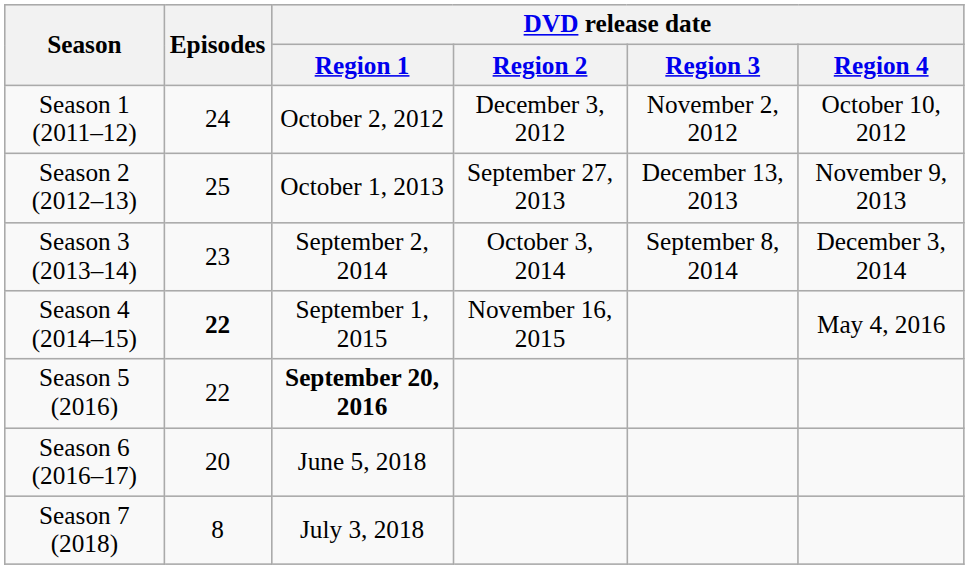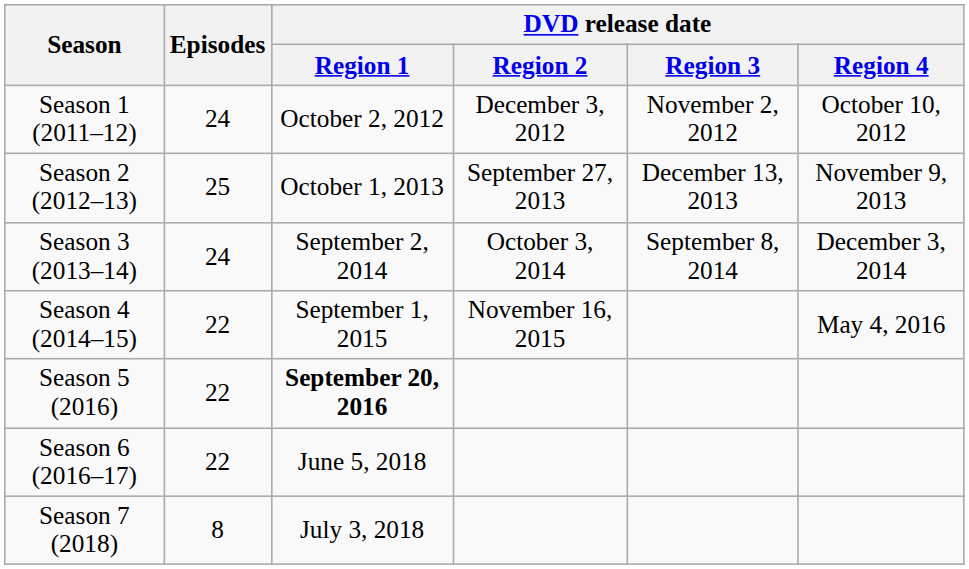(218, 256) 23 -> (218, 256) 24
(218, 324) bold -> (218, 324) normal
(218, 461) 20 -> (218, 461) 22
